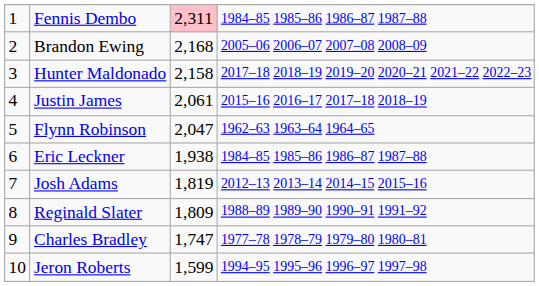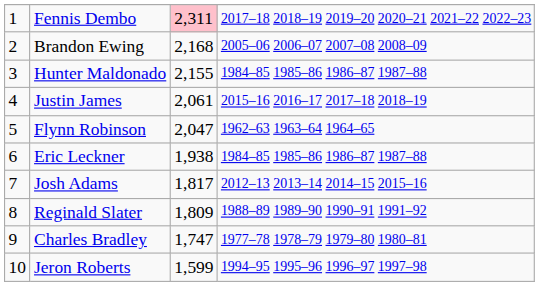(324, 18) 1984–85 1985–86 1986–87 1987–88 -> (376, 18) 2017–18 2018–19 2019–20 2020–21 2021–22 2022–23
(194, 73) 2,158 -> (194, 73) 2,155
(376, 73) 2017–18 2018–19 2019–20 2020–21 2021–22 2022–23 -> (324, 73) 1984–85 1985–86 1986–87 1987–88
(194, 184) 1,819 -> (194, 184) 1,817
